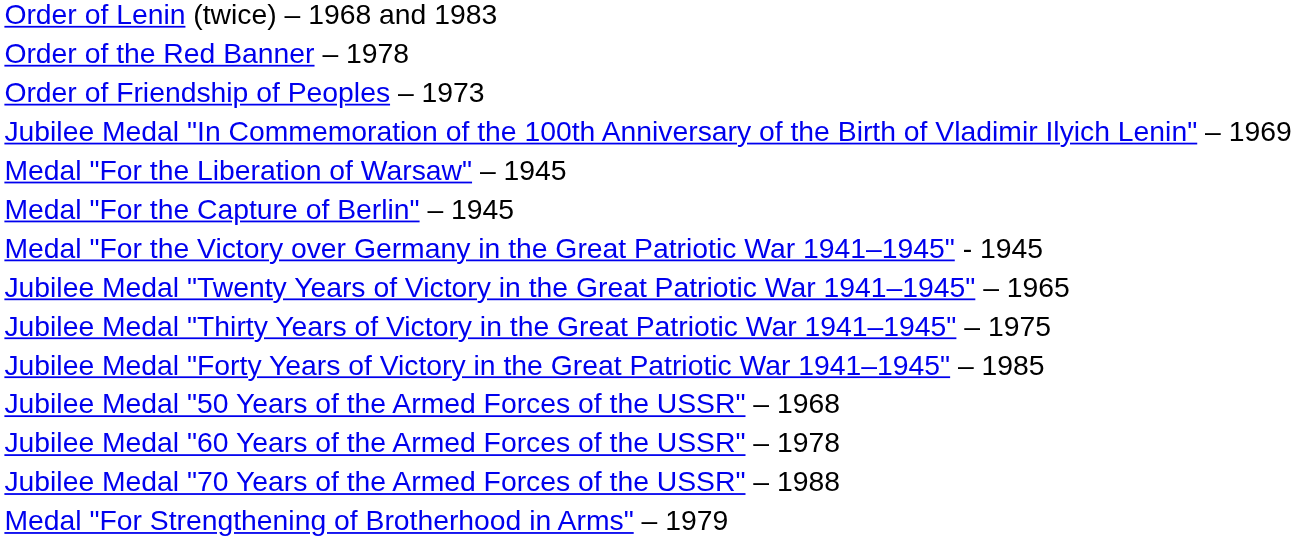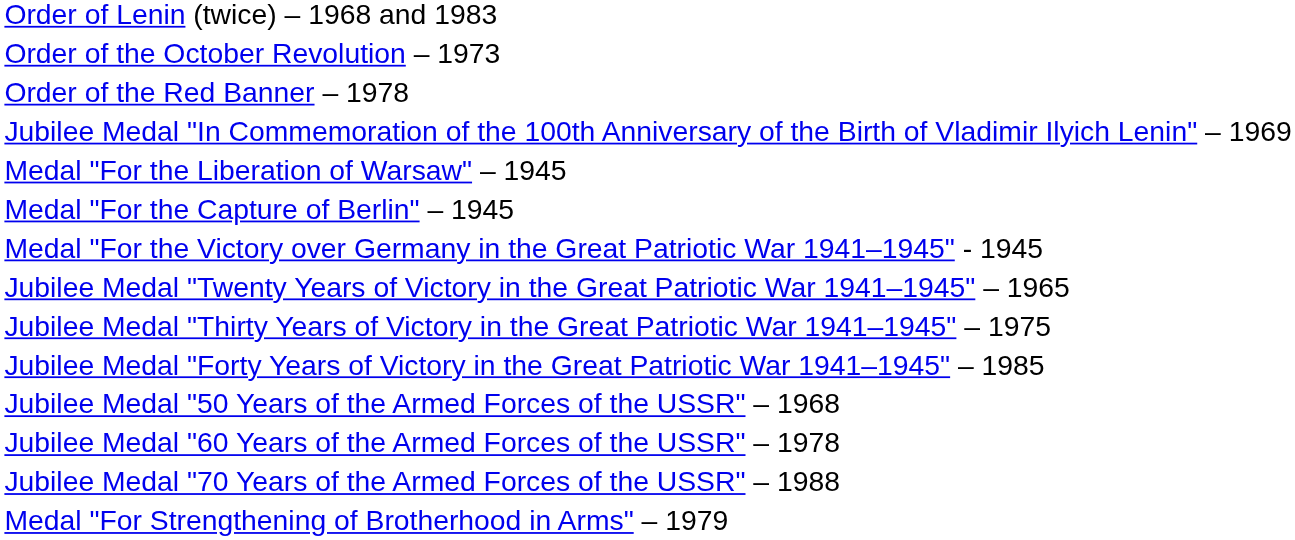+ row: (252, 53)
- row: (244, 92)
